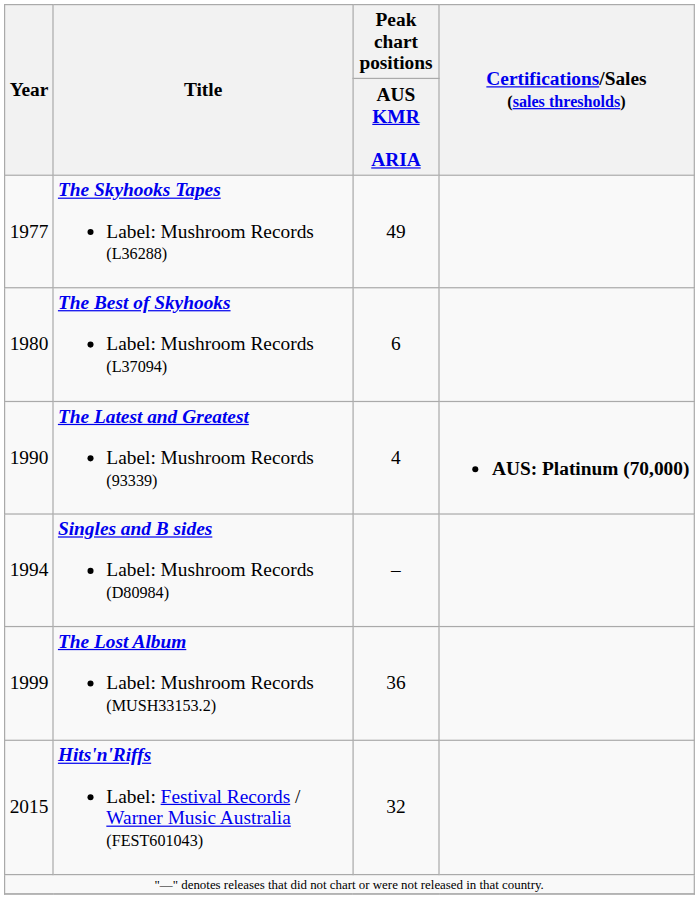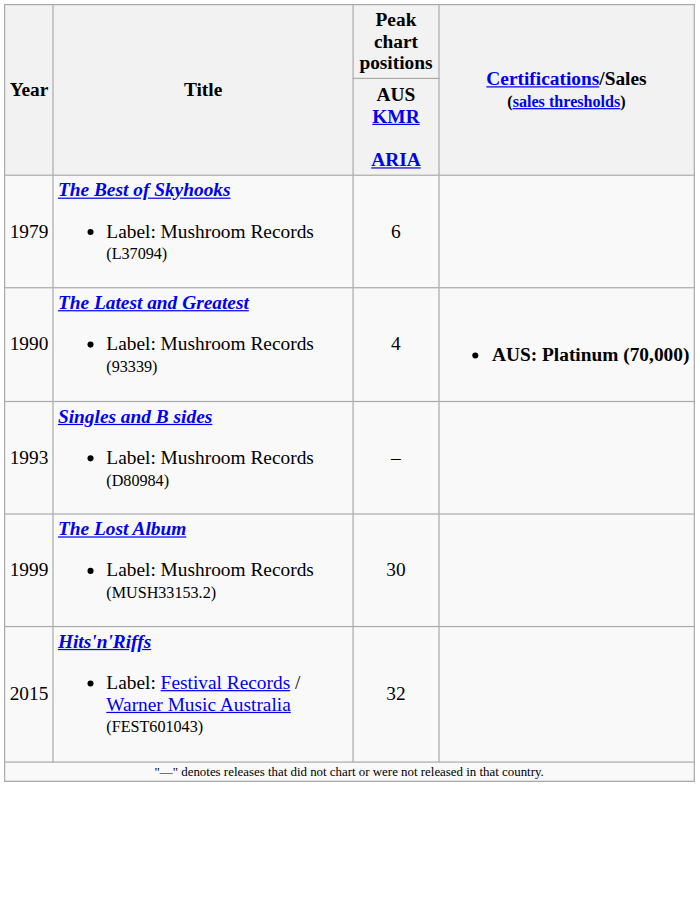- row: (203, 222)
(29, 344) 1980 -> (29, 231) 1979
(29, 570) 1994 -> (29, 457) 1993
(396, 683) 36 -> (396, 570) 30
